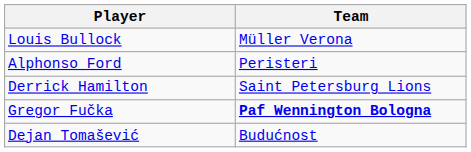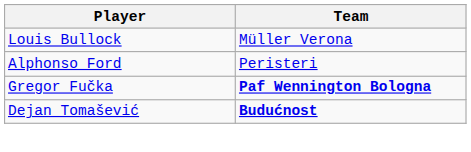- row: (78, 88)
(278, 135) normal -> (278, 111) bold
